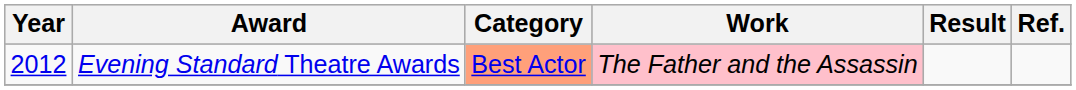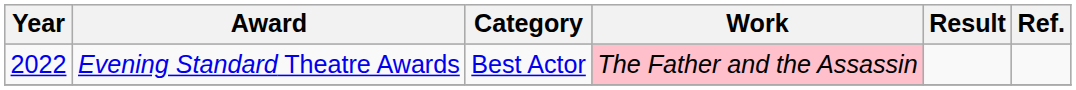(39, 64) 2012 -> (39, 64) 2022
(529, 64) lightsalmon background -> (529, 64) no background
